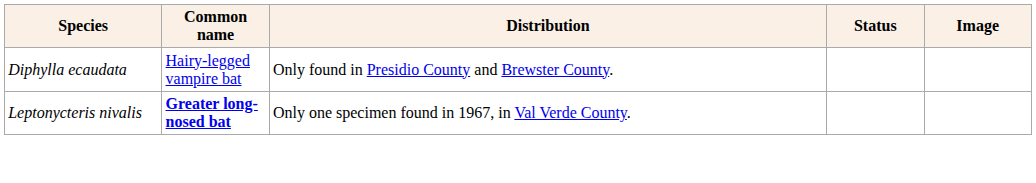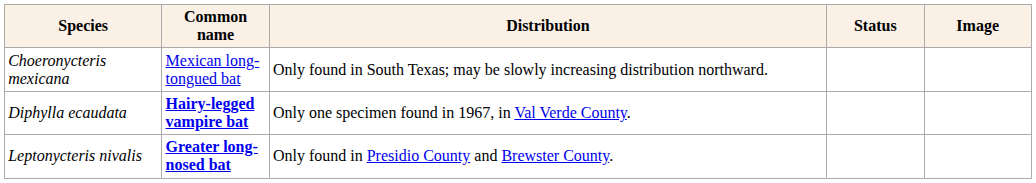+ row: (57, 69)
(208, 69) normal -> (210, 112) bold
(443, 69) Only found in Presidio County and Brewster County. -> (452, 112) Only one specimen found in 1967, in Val Verde County.
(452, 112) Only one specimen found in 1967, in Val Verde County. -> (443, 156) Only found in Presidio County and Brewster County.
